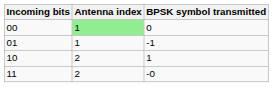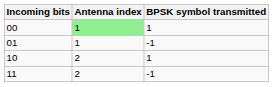(149, 27) 0 -> (149, 27) 1
(151, 74) -0 -> (151, 74) -1
